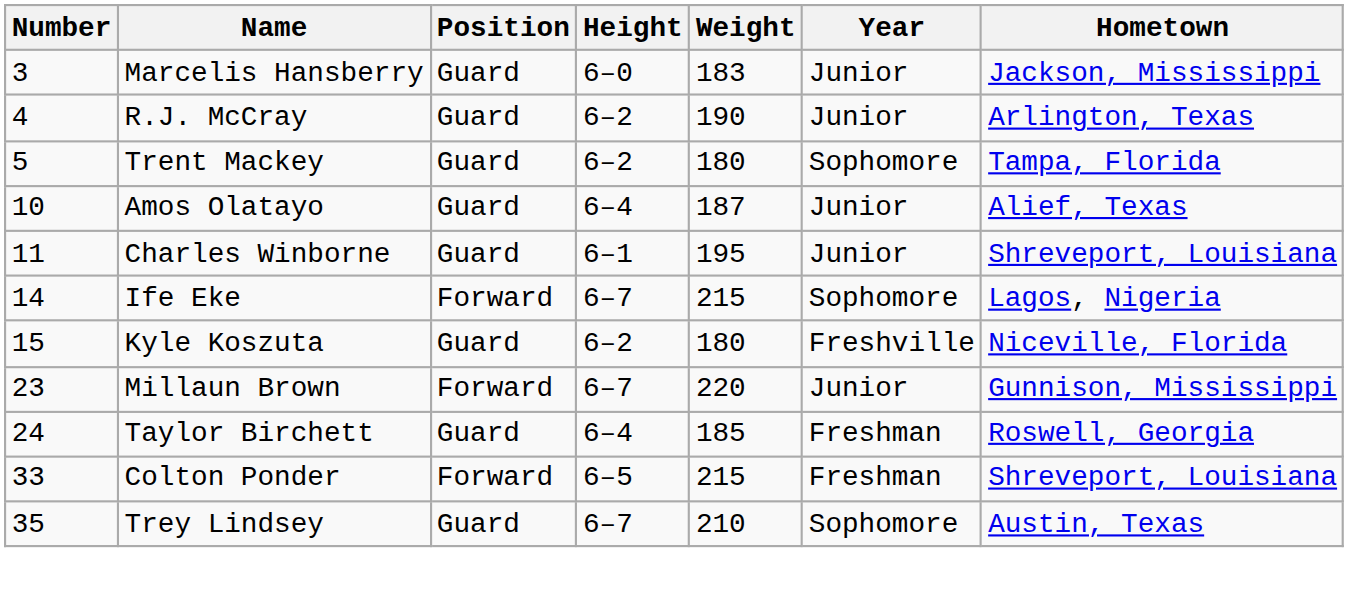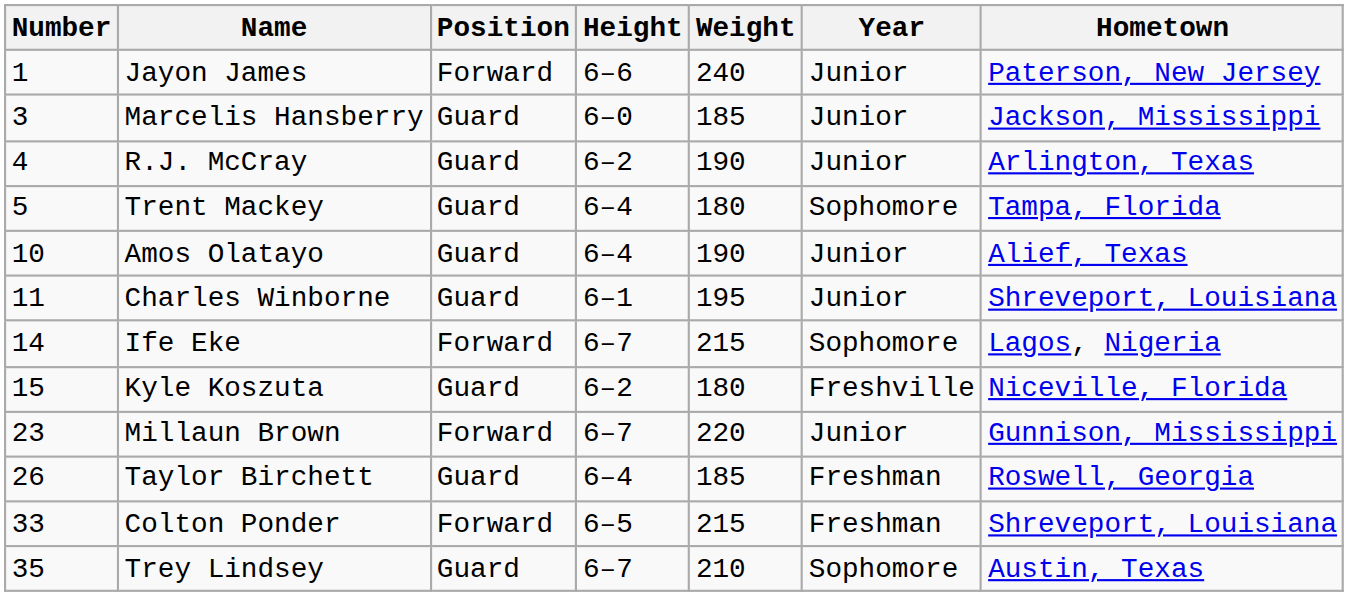+ row: (216, 73)
(721, 73) 183 -> (721, 118) 185
(608, 163) 6–2 -> (608, 208) 6–4
(721, 208) 187 -> (721, 253) 190
(28, 434) 24 -> (28, 479) 26
